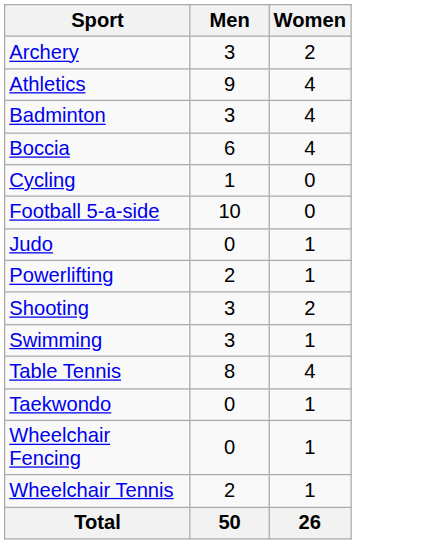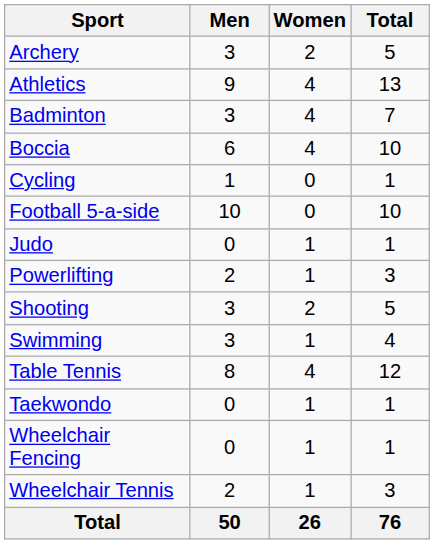+ column: (390, 20)
